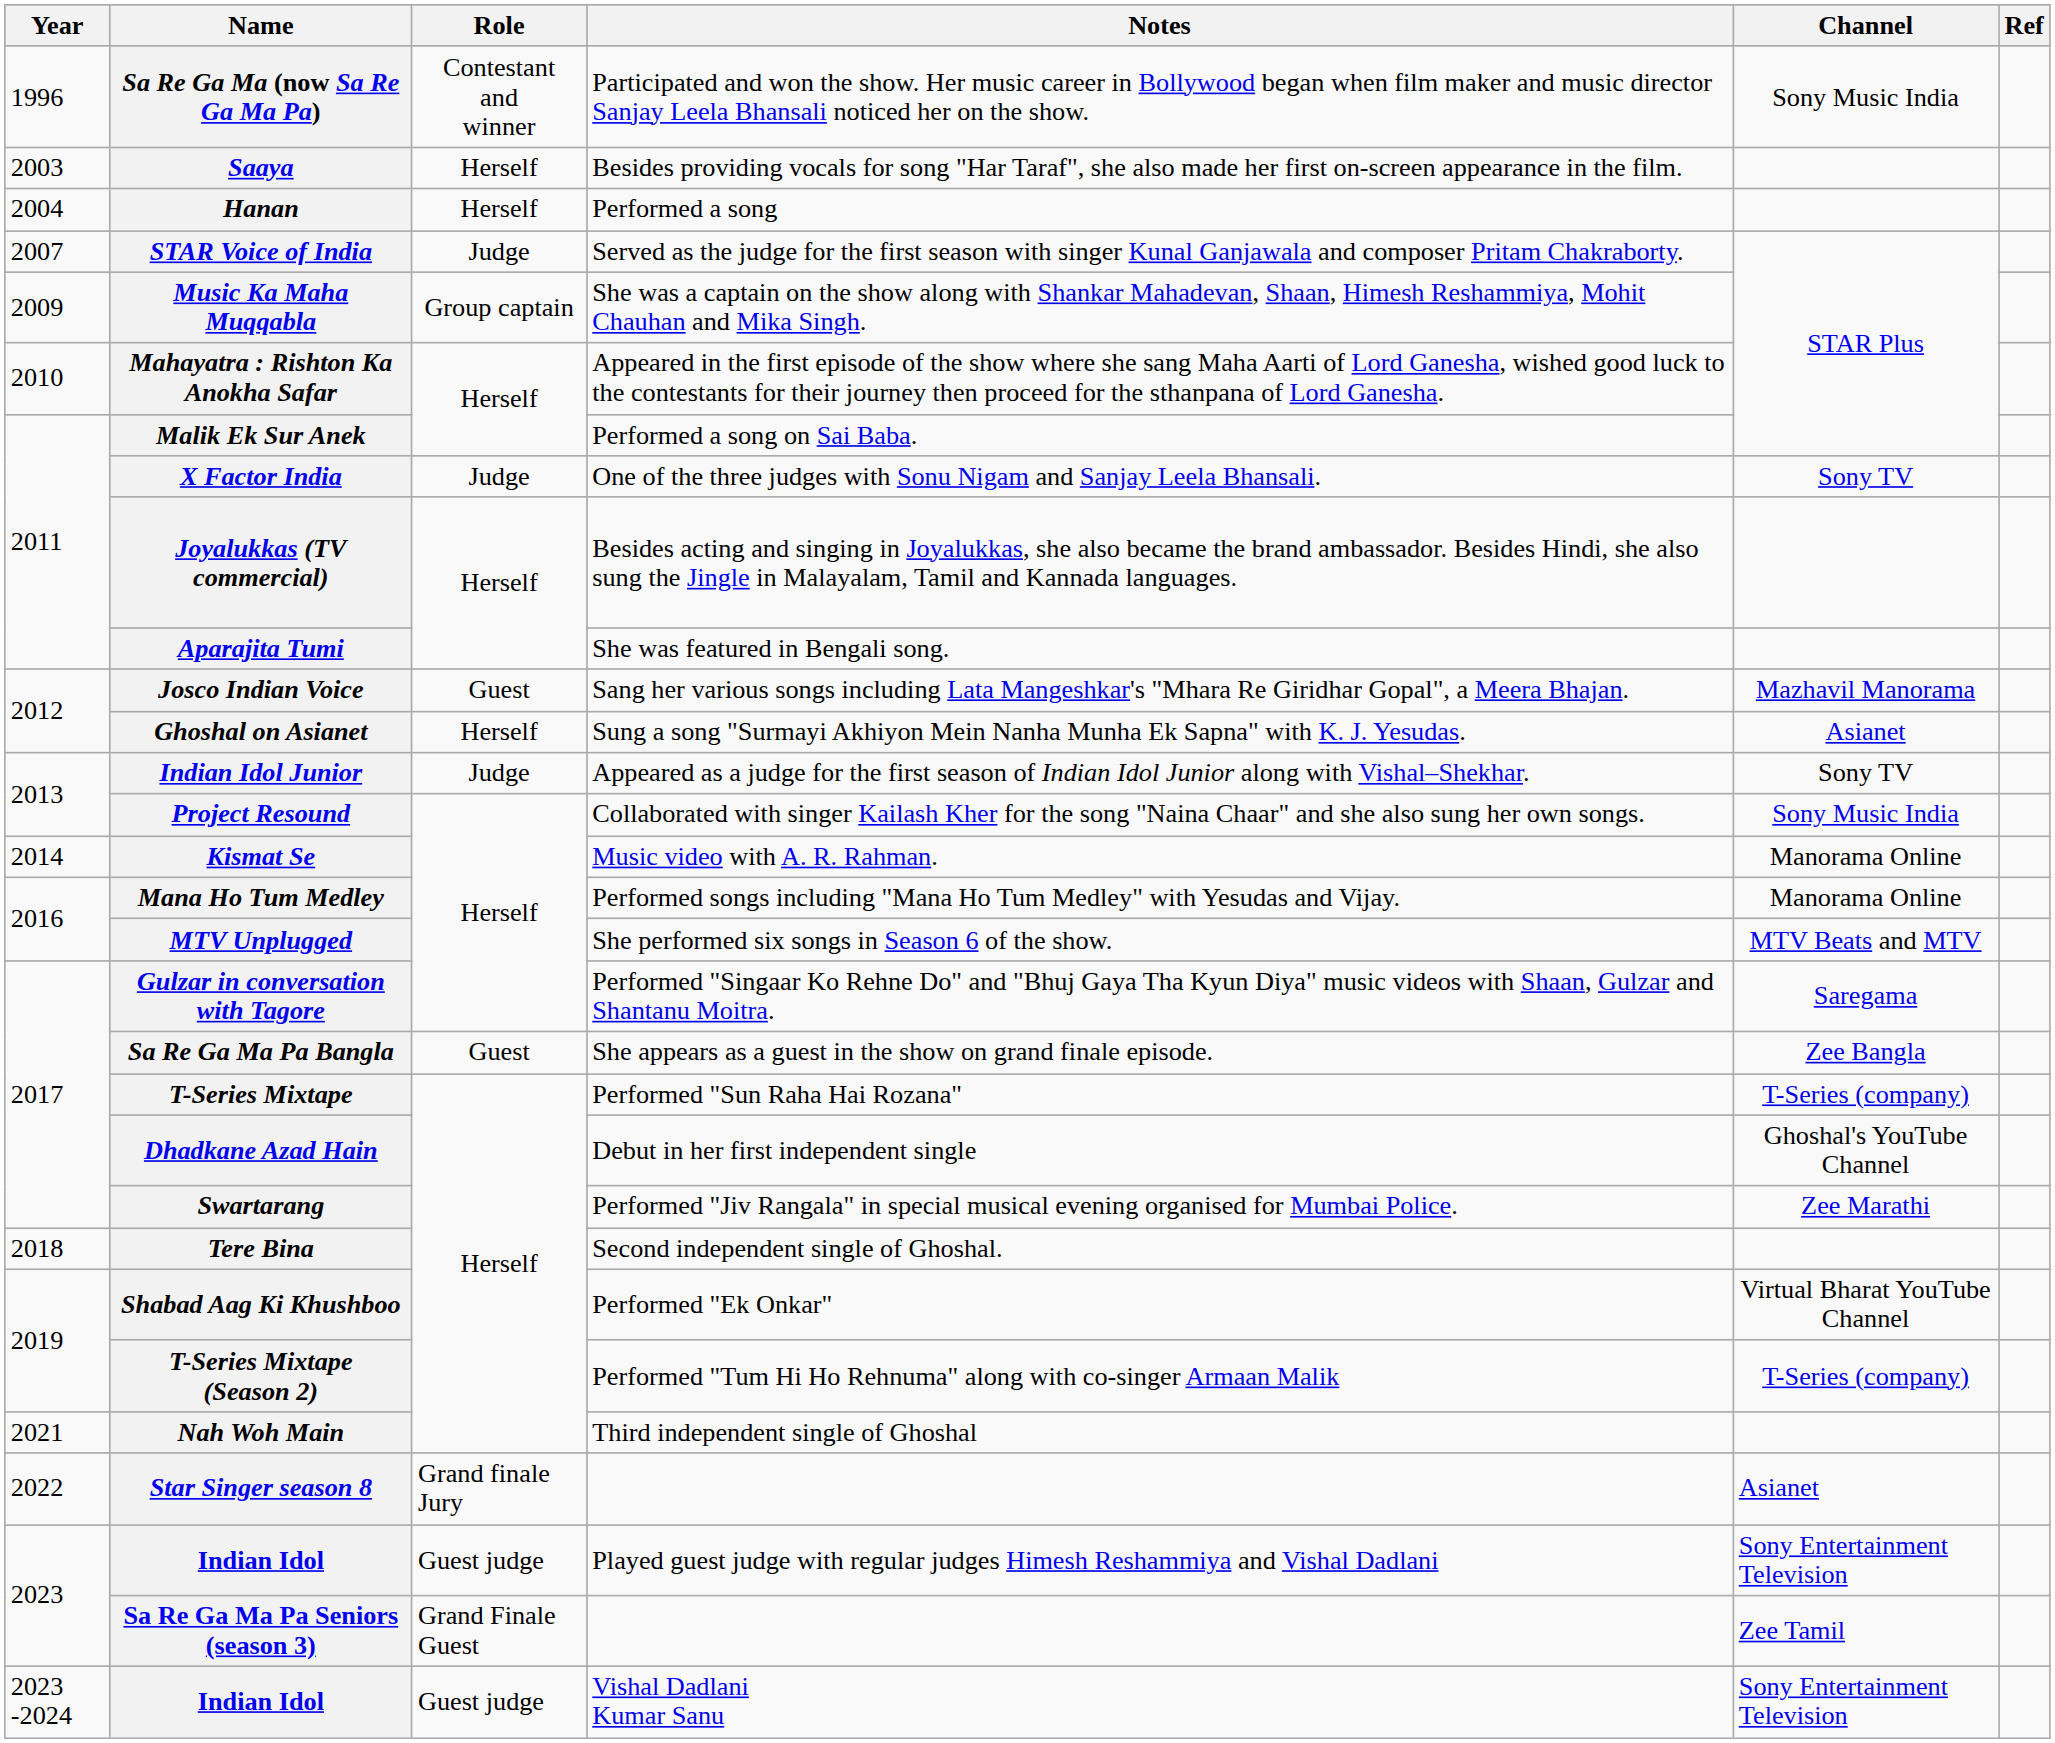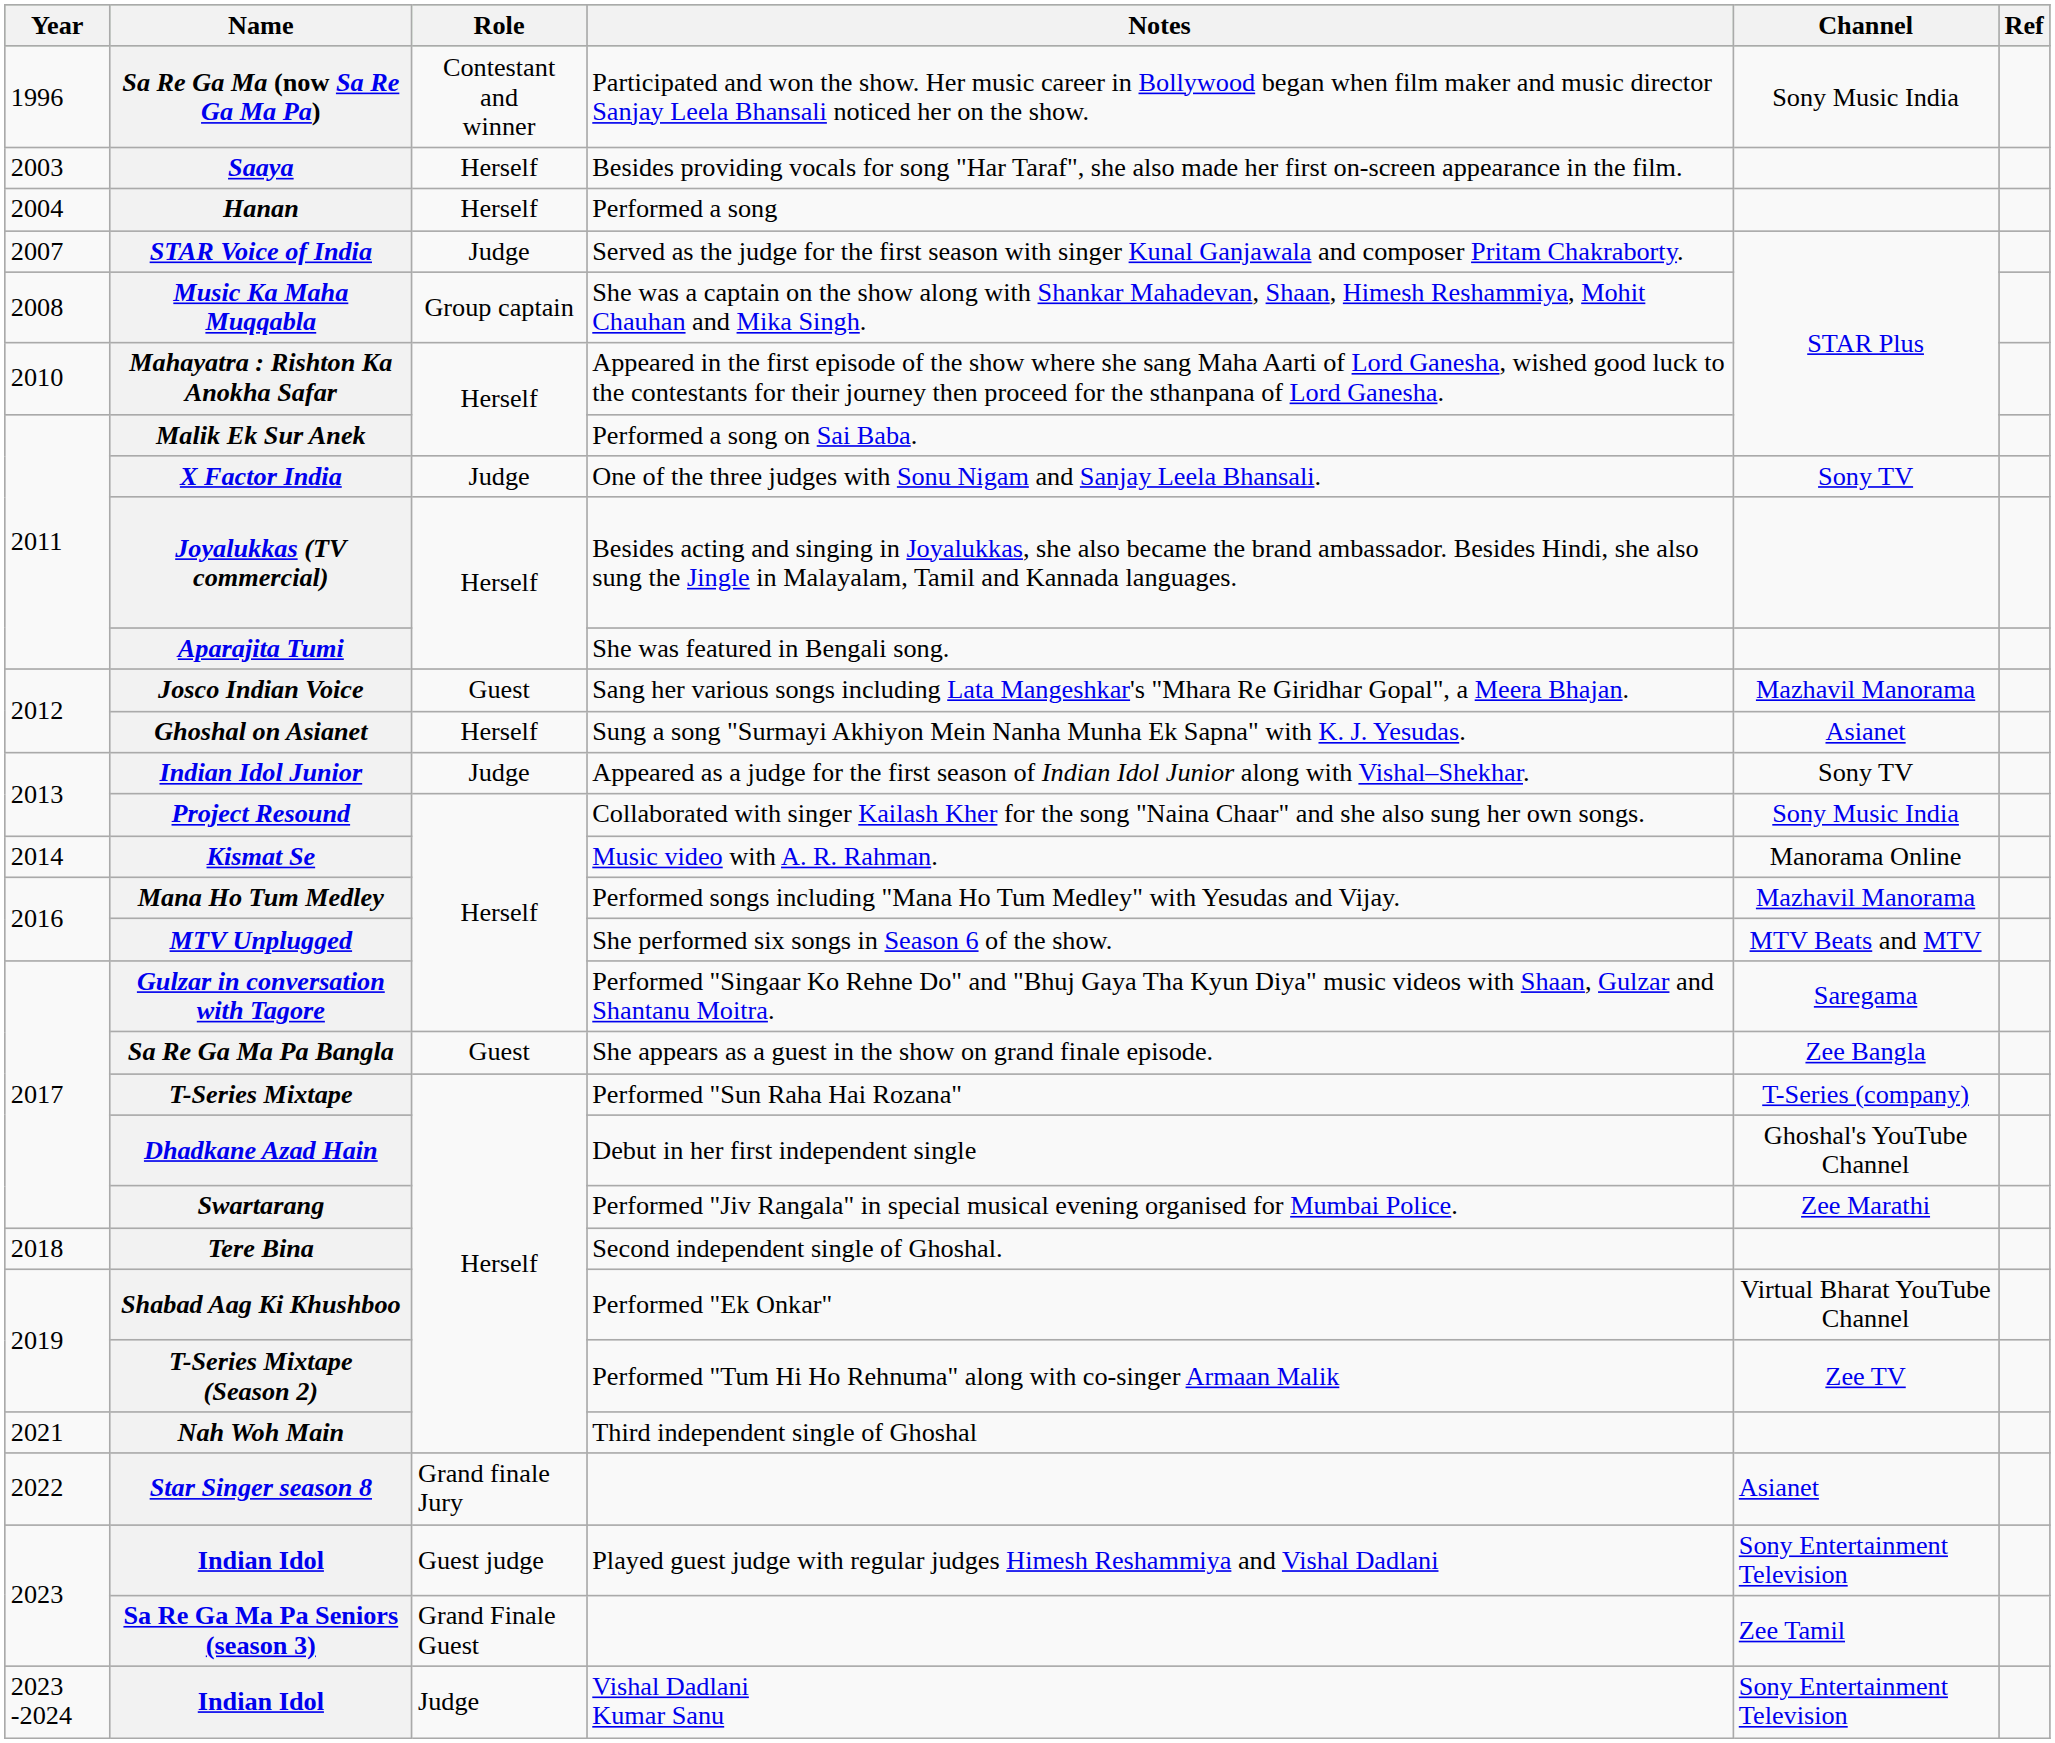(37, 307) 2009 -> (37, 307) 2008
(1866, 897) Manorama Online -> (1866, 897) Mazhavil Manorama
(1866, 1375) T-Series (company) -> (1866, 1375) Zee TV
(481, 1701) Guest judge -> (449, 1701) Judge
